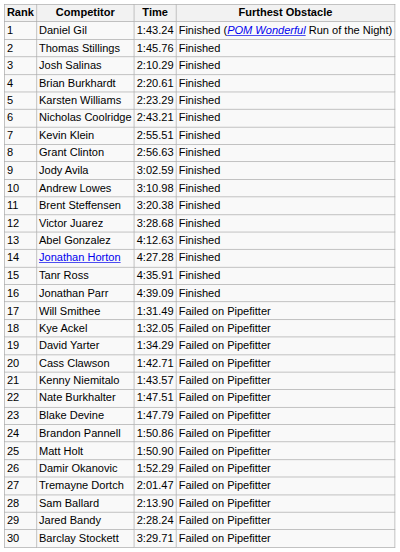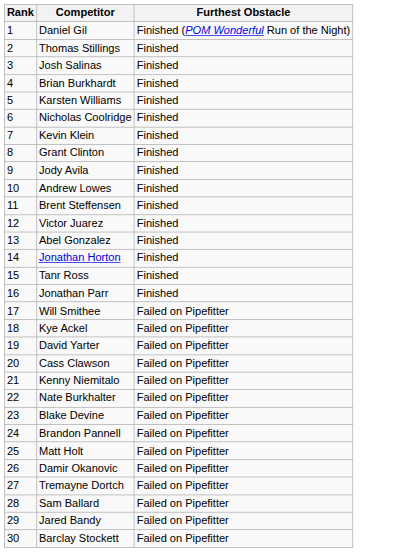- column: (155, 13)
